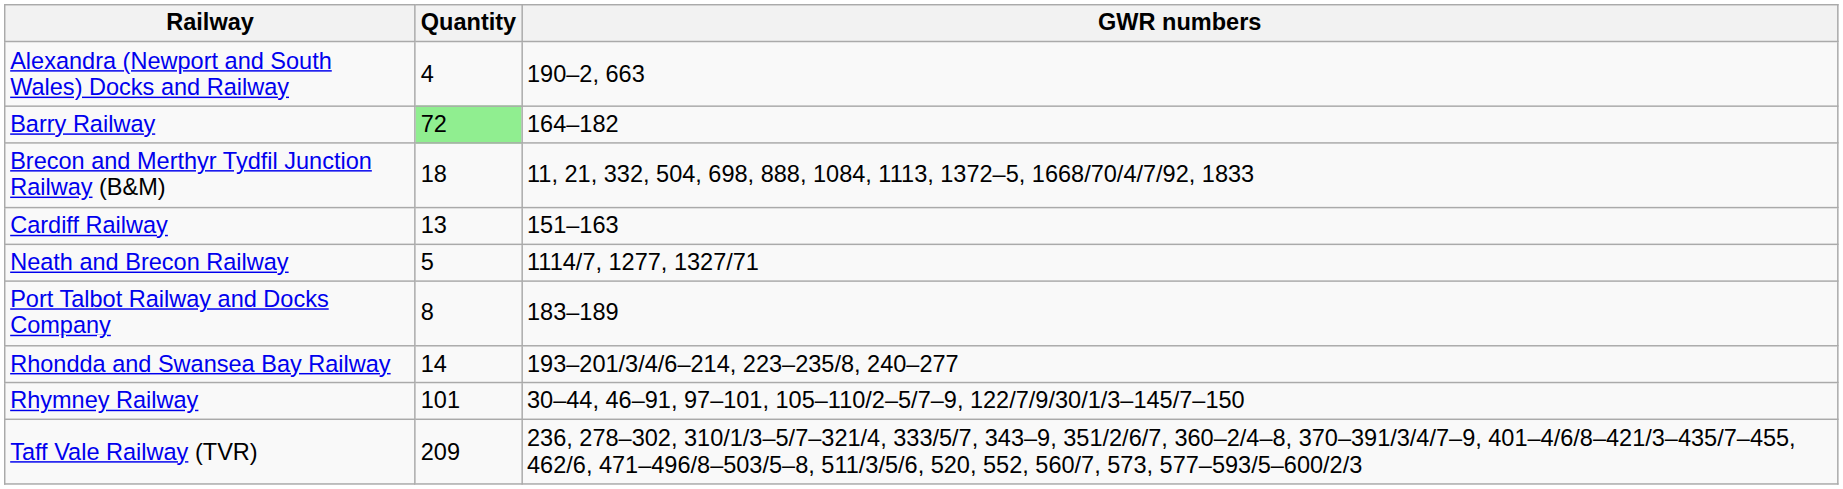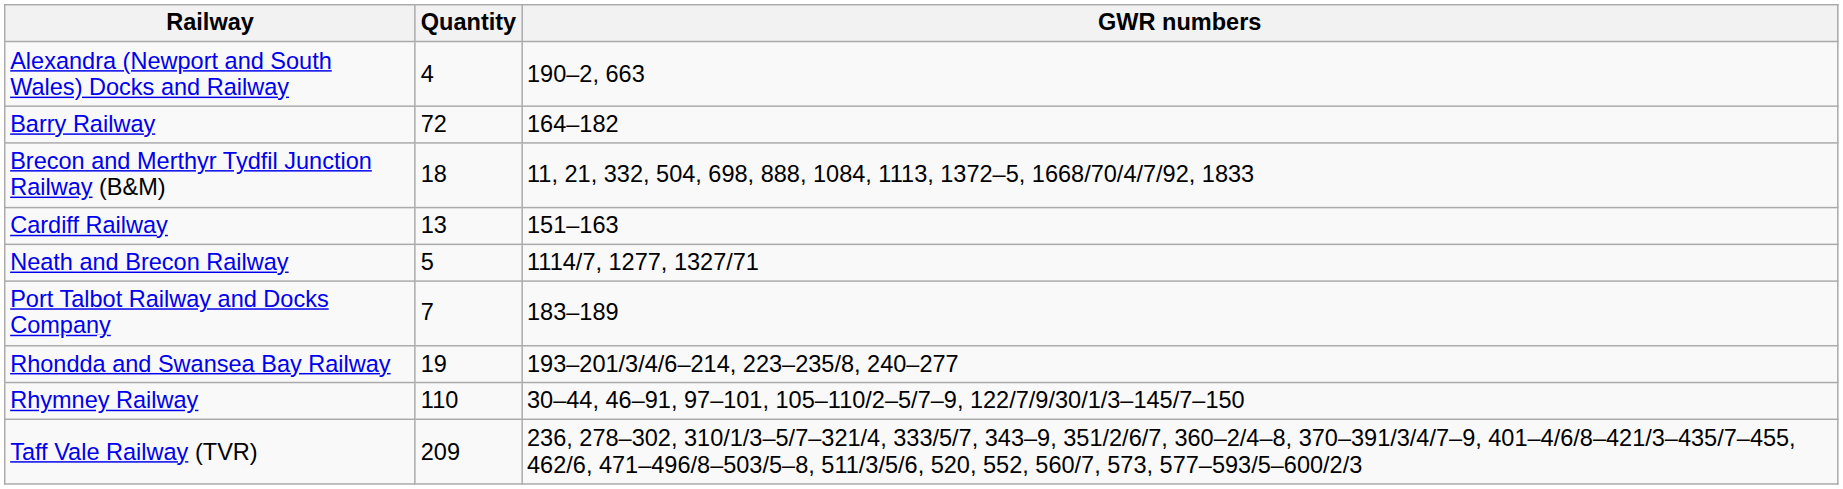(434, 124) lightgreen background -> (434, 124) no background
(427, 313) 8 -> (427, 313) 7
(434, 363) 14 -> (434, 363) 19
(440, 400) 101 -> (440, 400) 110
